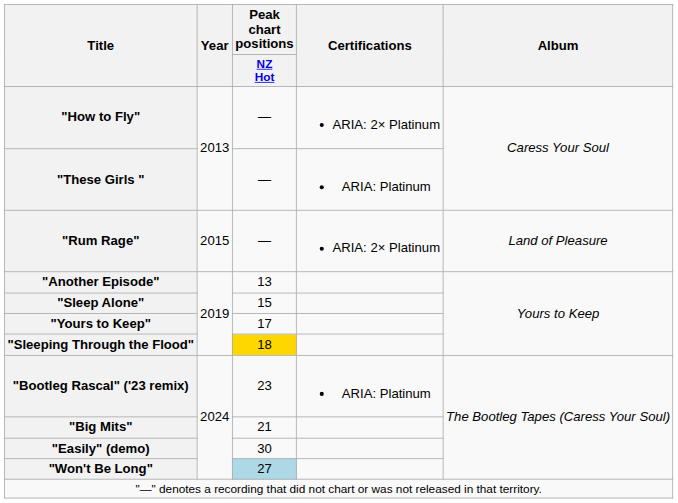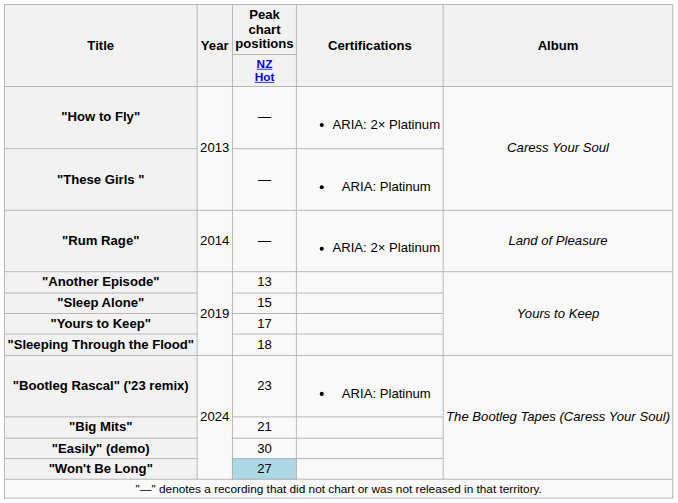(215, 241) 2015 -> (215, 241) 2014
(264, 344) gold background -> (264, 344) no background
